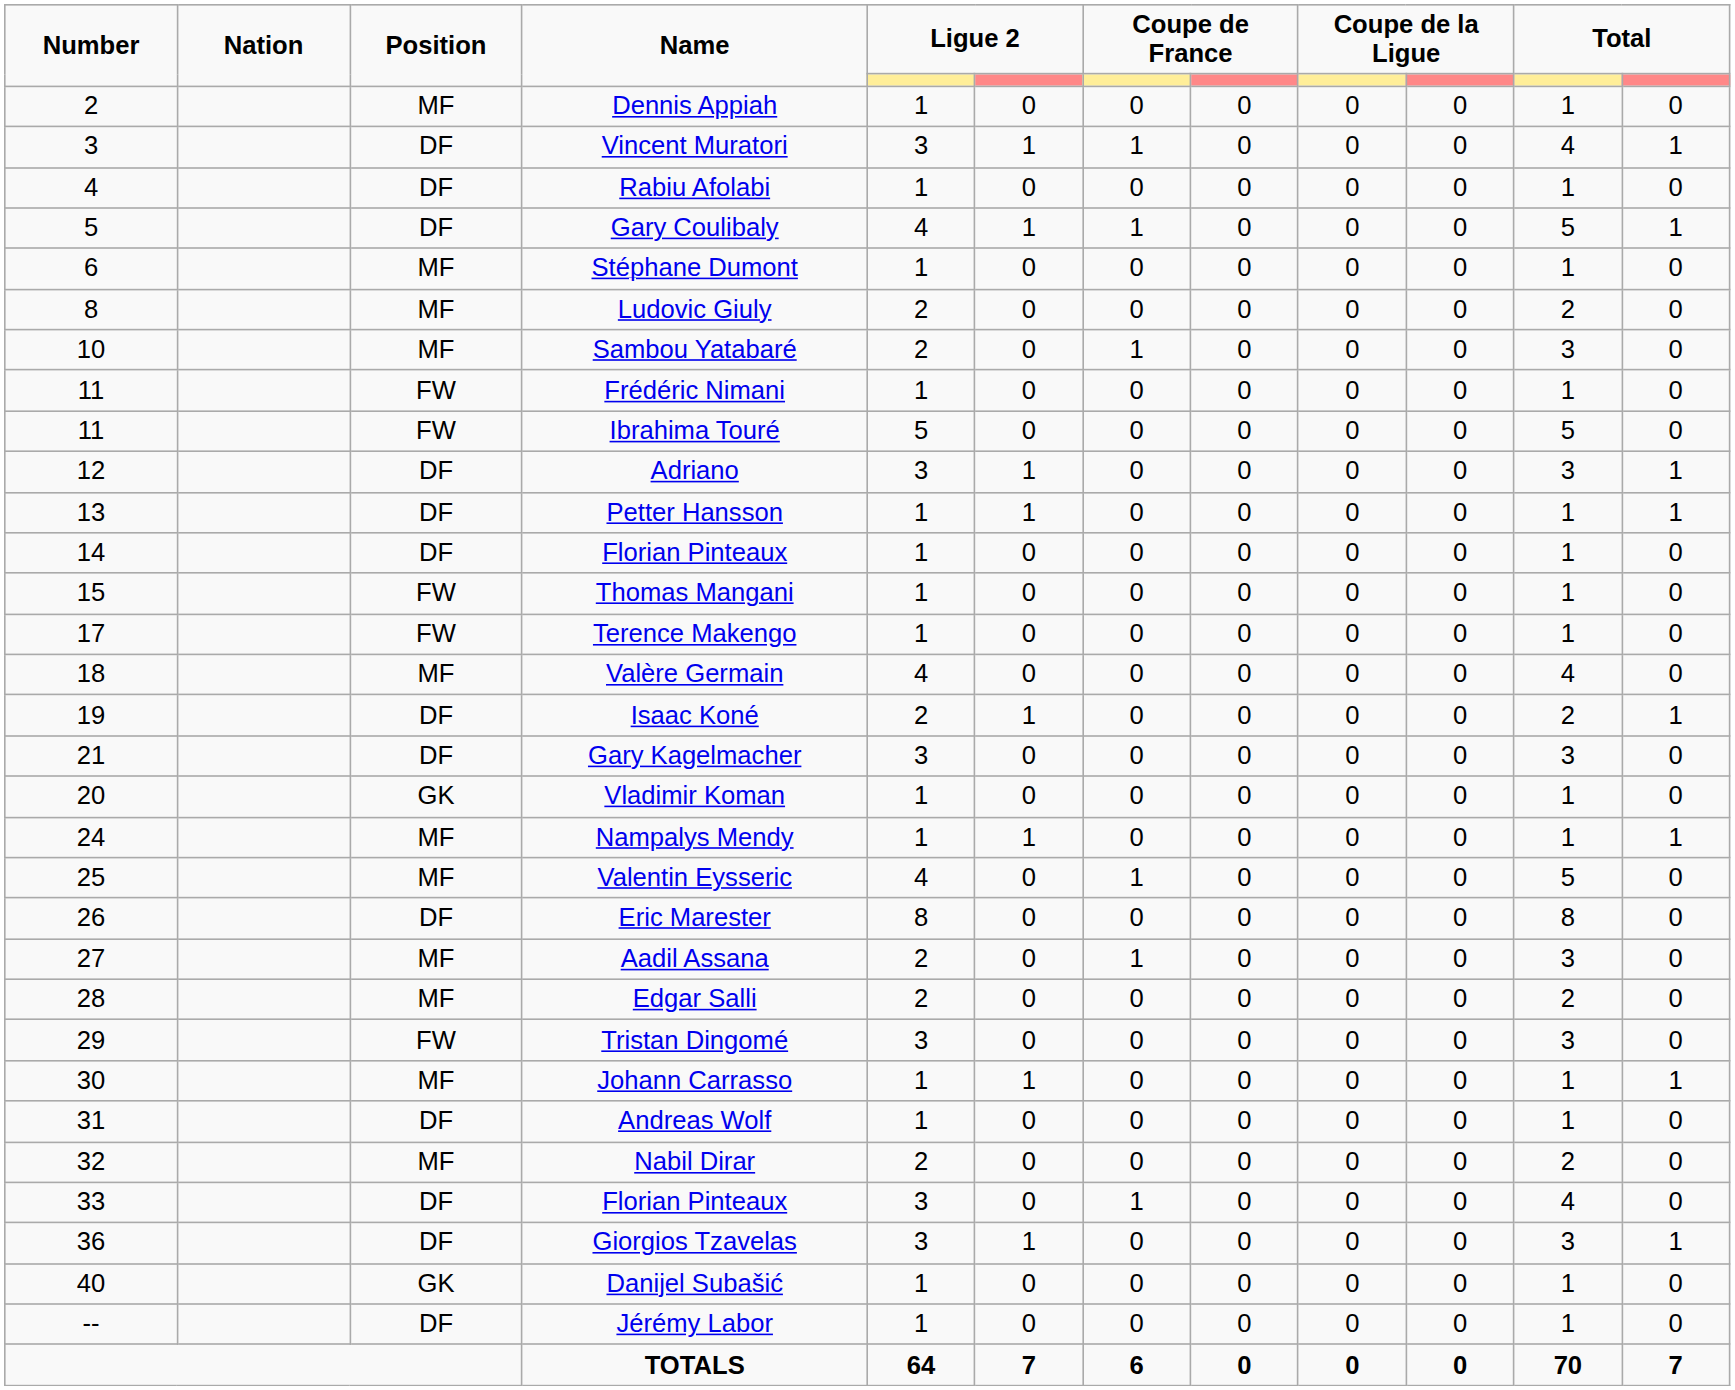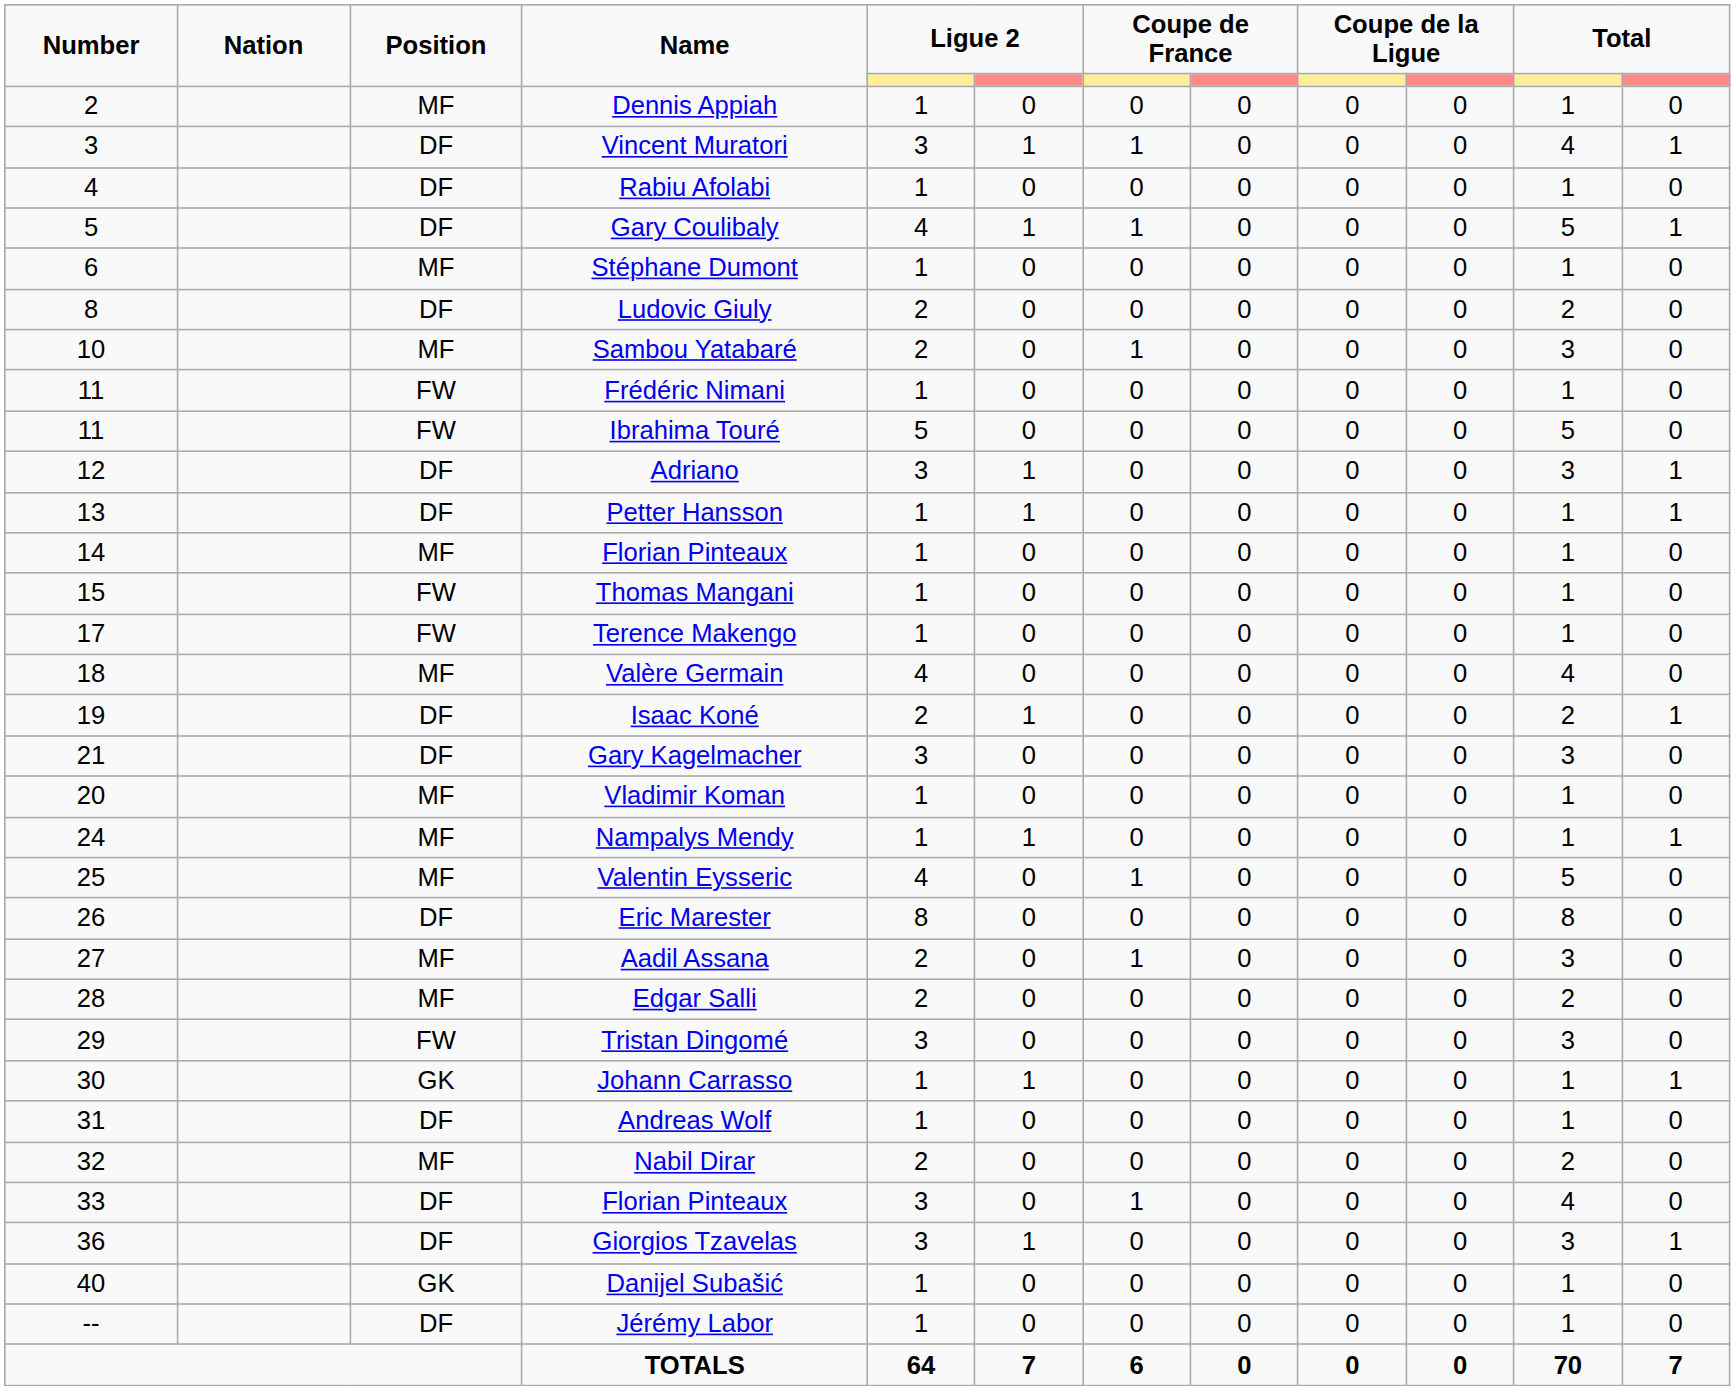(436, 308) MF -> (436, 308) DF
(436, 552) DF -> (436, 552) MF
(436, 796) GK -> (436, 796) MF
(436, 1080) MF -> (436, 1080) GK
